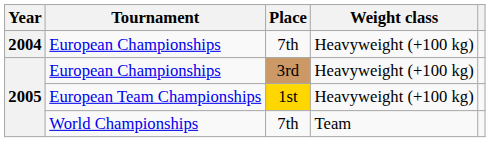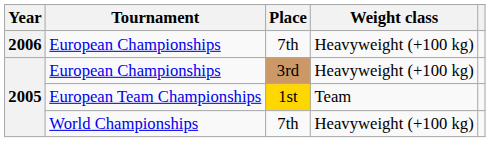(25, 44) 2004 -> (25, 44) 2006
(394, 96) Heavyweight (+100 kg) -> (333, 96) Team
(333, 123) Team -> (394, 123) Heavyweight (+100 kg)
